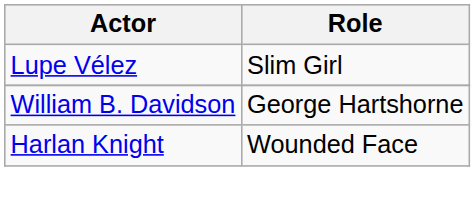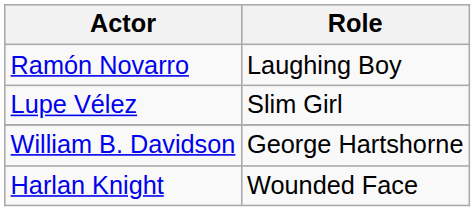+ row: (100, 64)
